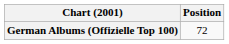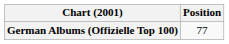(202, 30) 72 -> (202, 30) 77
